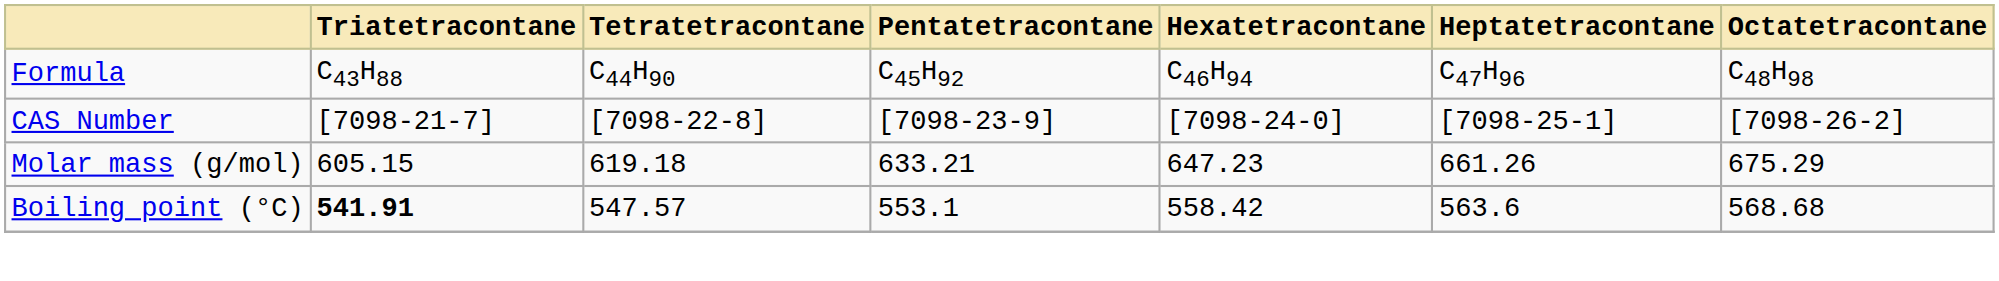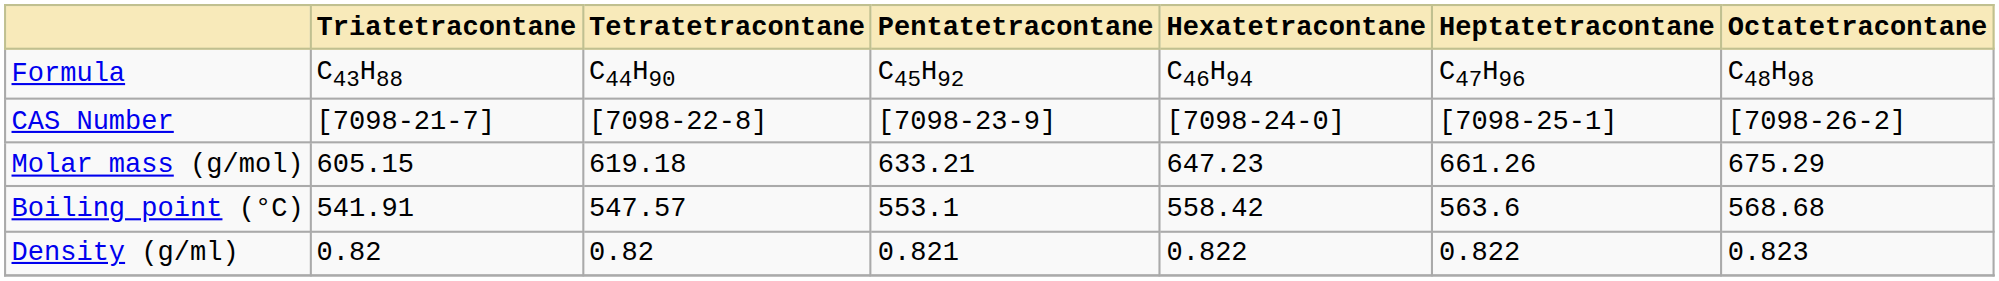(365, 209) bold -> (365, 209) normal
+ row: (125, 253)
